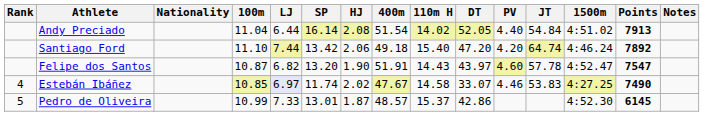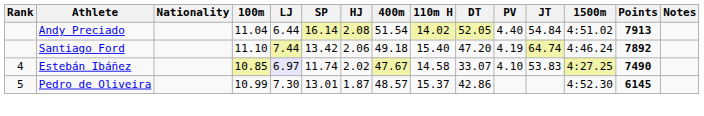(510, 49) 4.20 -> (510, 49) 4.19
- row: (95, 67)
(510, 85) 4.46 -> (510, 67) 4.10
(286, 102) 7.33 -> (286, 85) 7.30
